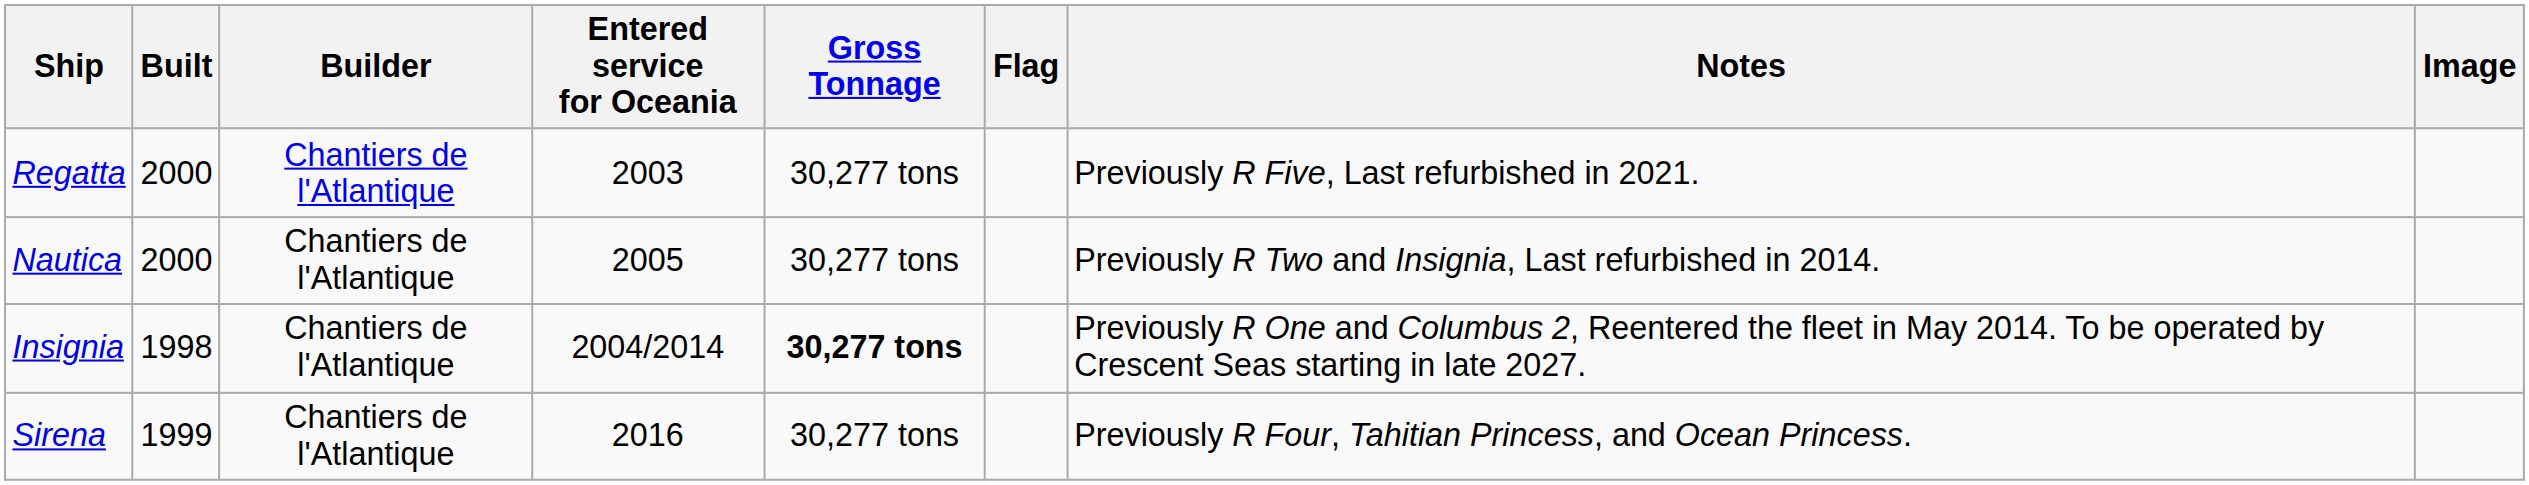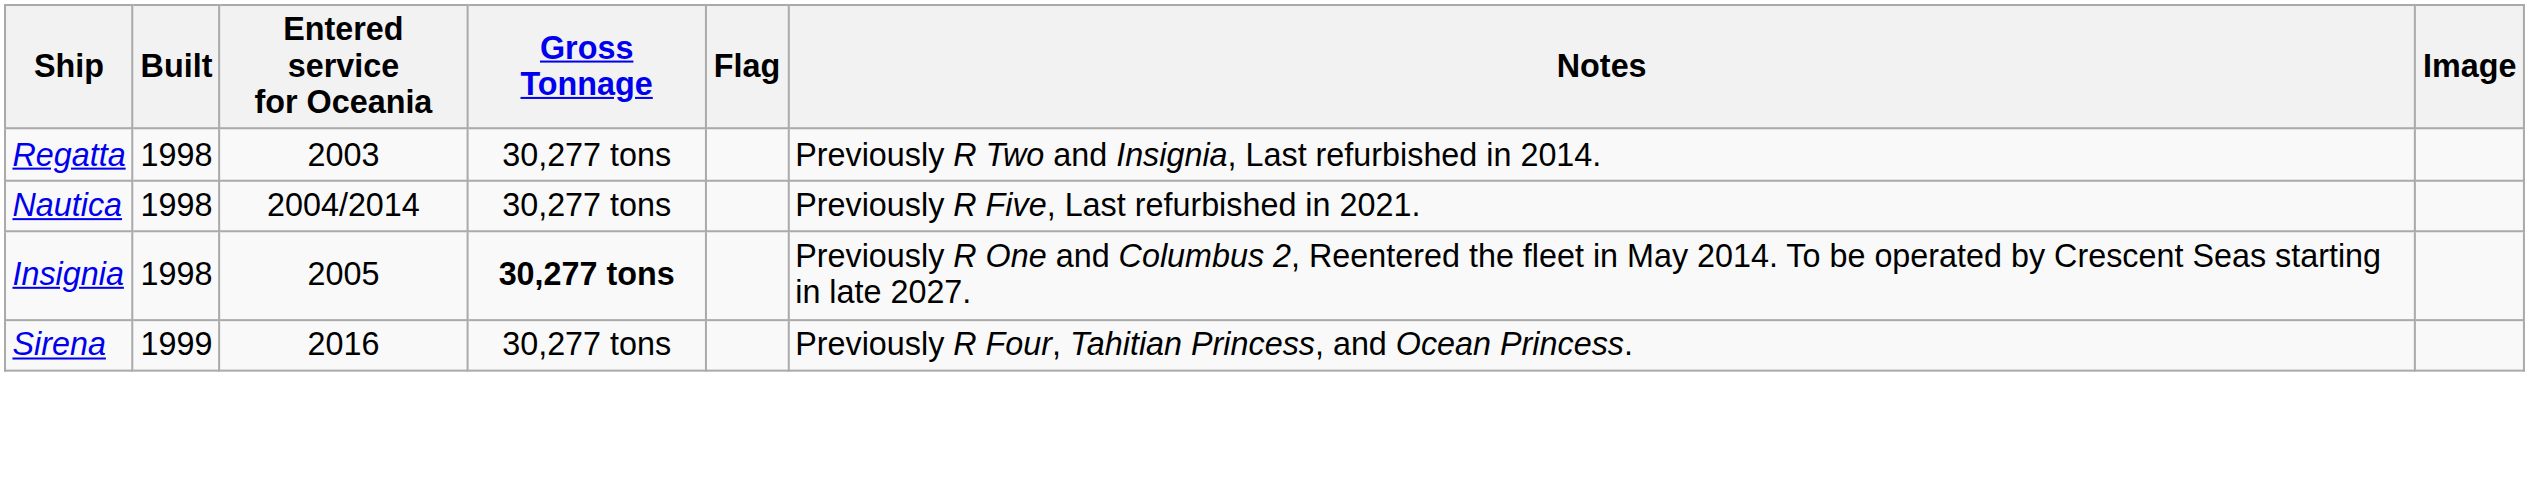- column: (376, 66)
(177, 172) 2000 -> (177, 154) 1998
(1387, 172) Previously R Five, Last refurbished in 2021. -> (1198, 154) Previously R Two and Insignia, Last refurbished in 2014.
(177, 259) 2000 -> (177, 205) 1998
(648, 259) 2005 -> (343, 205) 2004/2014
(1477, 259) Previously R Two and Insignia, Last refurbished in 2014. -> (1108, 205) Previously R Five, Last refurbished in 2021.
(648, 347) 2004/2014 -> (343, 274) 2005
